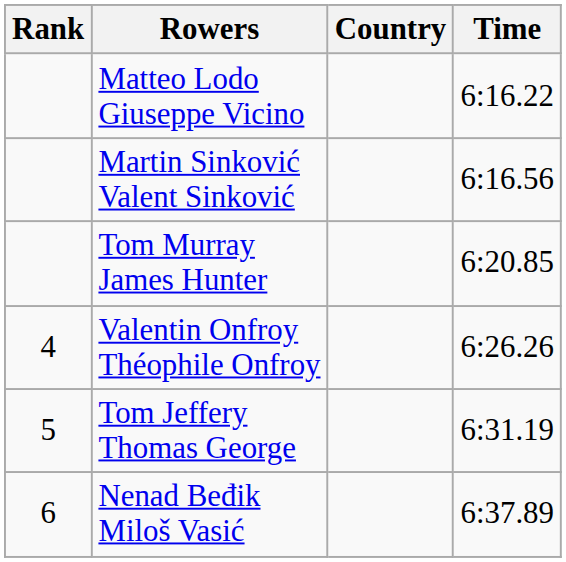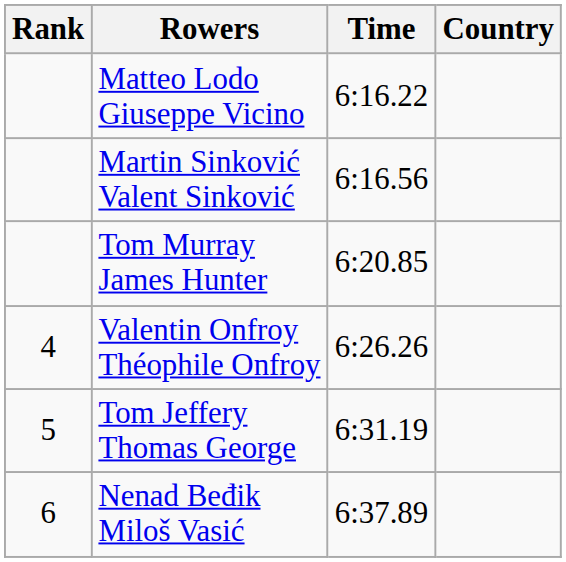columns swapped: (391, 28) <-> (507, 28)
